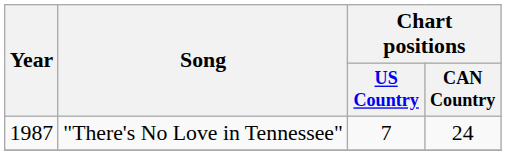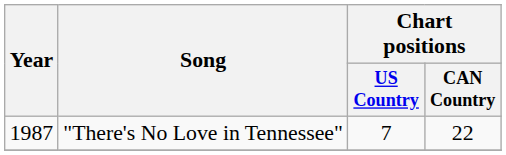(463, 132) 24 -> (463, 132) 22
